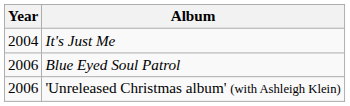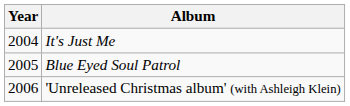(23, 64) 2006 -> (23, 64) 2005
